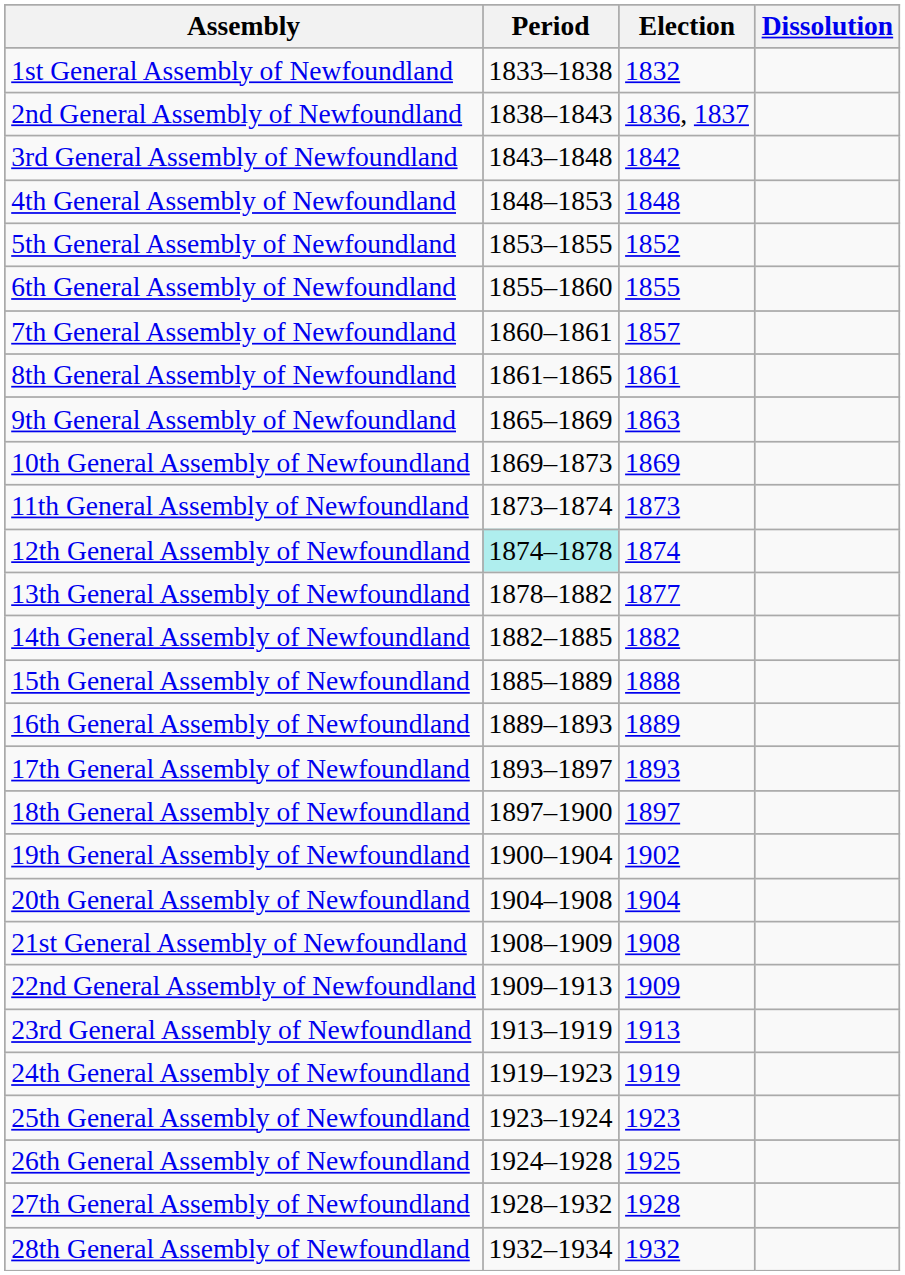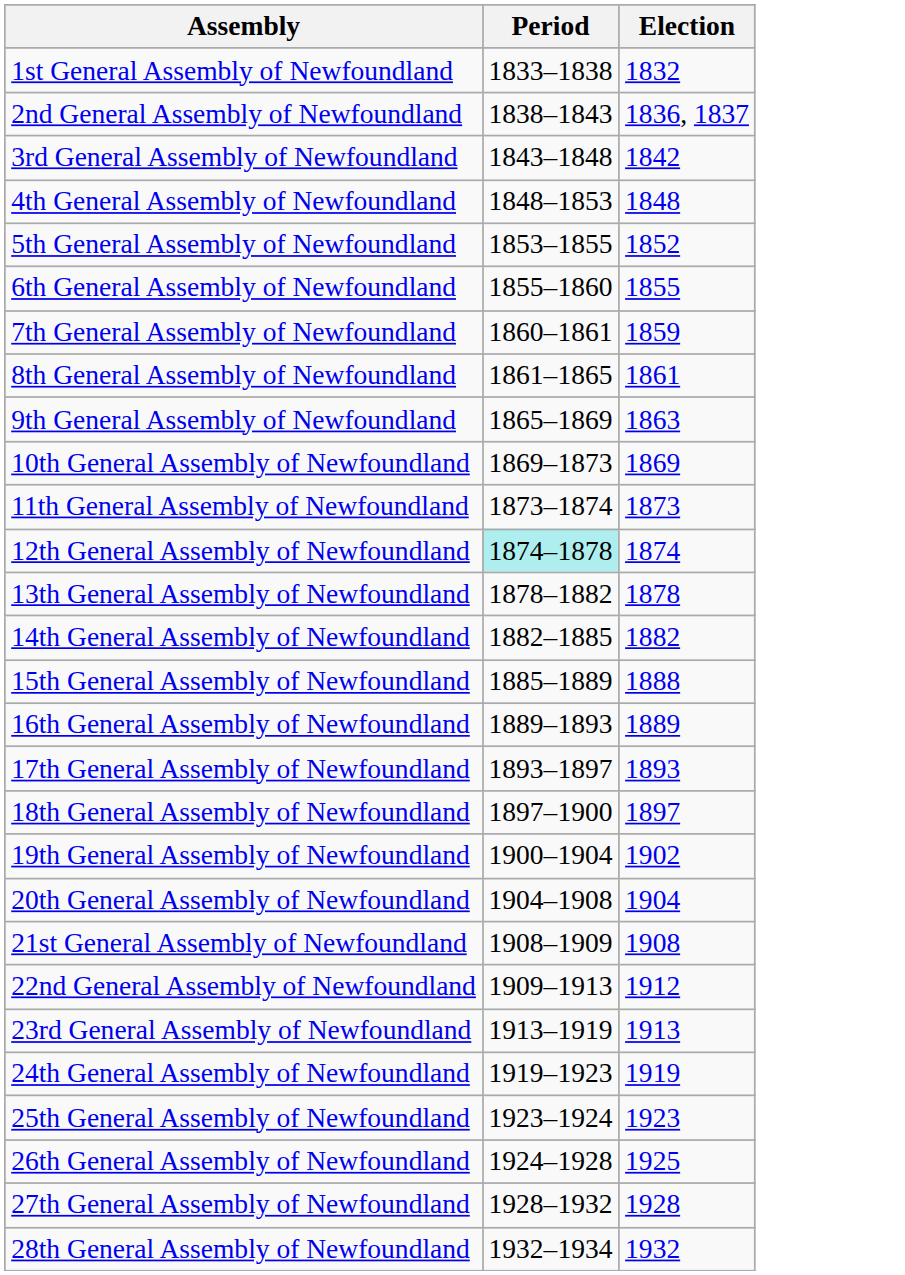- column: (827, 26)
(653, 331) 1857 -> (653, 331) 1859
(653, 593) 1877 -> (653, 593) 1878
(653, 986) 1909 -> (653, 986) 1912
